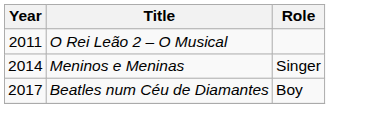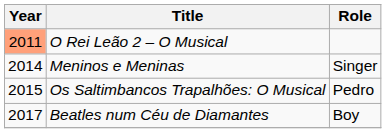(25, 41) no background -> (25, 41) lightsalmon background
+ row: (188, 90)
